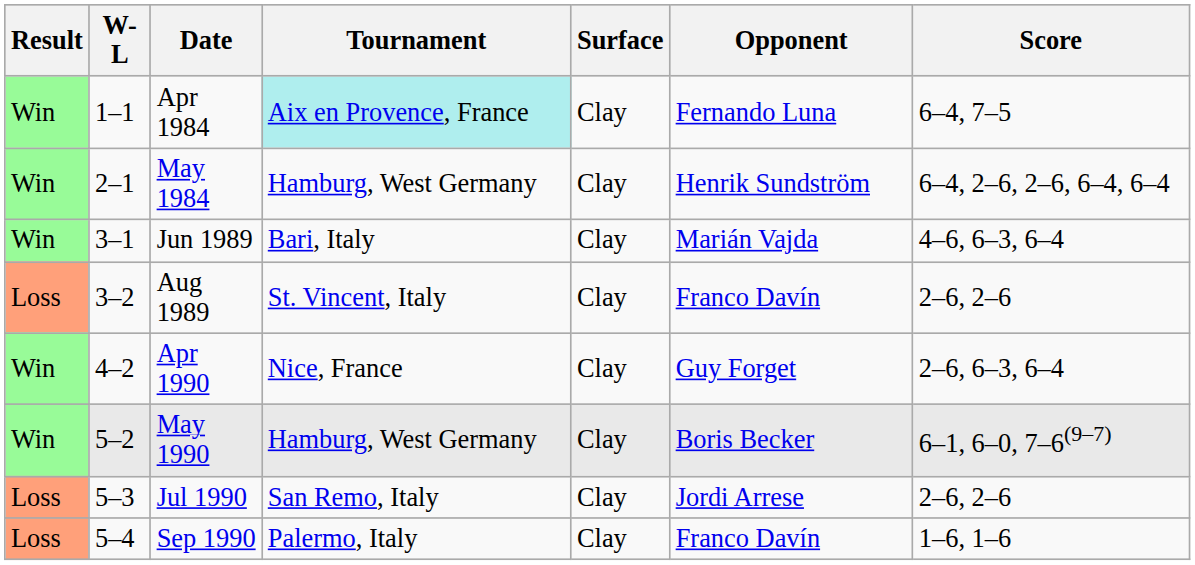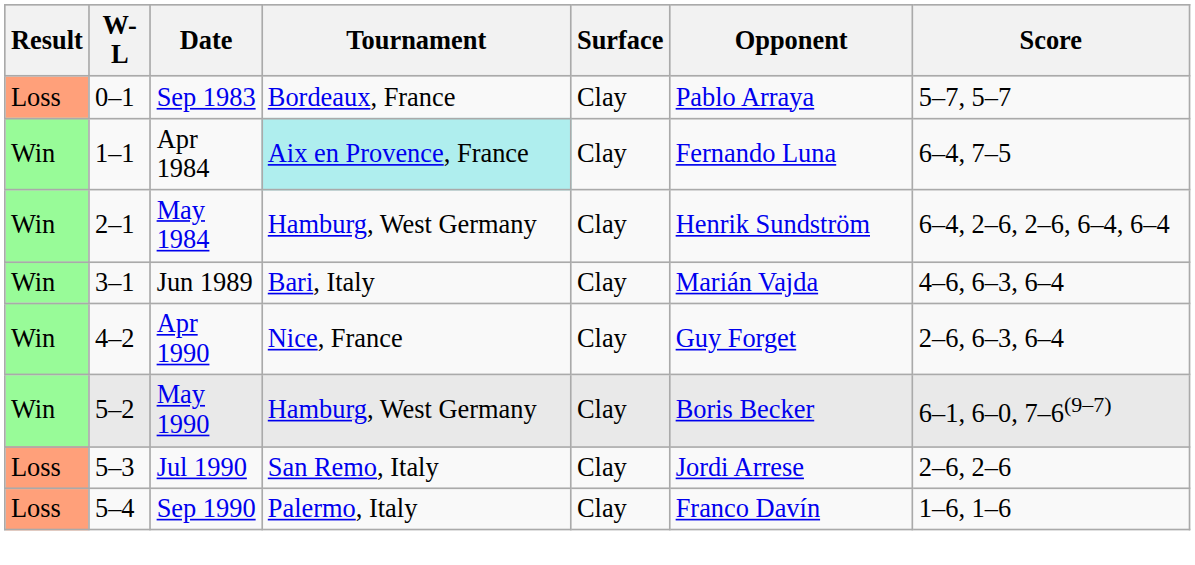+ row: (206, 97)
- row: (183, 296)
